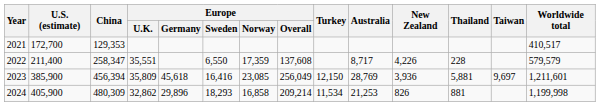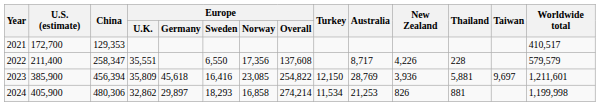(255, 61) 17,359 -> (255, 61) 17,356
(296, 77) 256,049 -> (296, 77) 254,822
(109, 93) 480,309 -> (109, 93) 480,306
(174, 93) 29,896 -> (174, 93) 29,897
(296, 93) 209,214 -> (296, 93) 274,214
